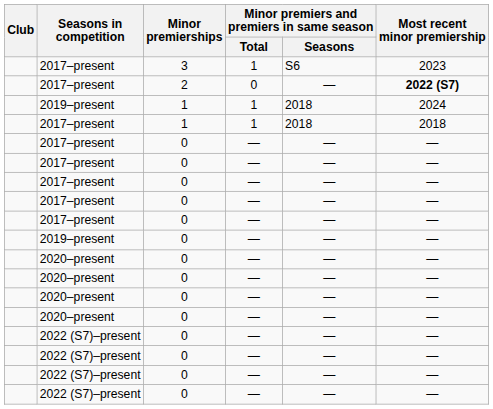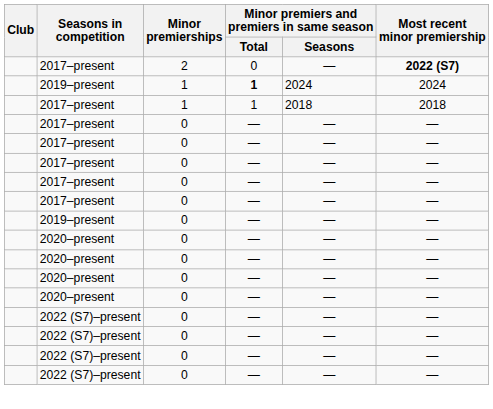- row: (77, 66)
(254, 104) normal -> (254, 85) bold
(299, 104) 2018 -> (299, 85) 2024
